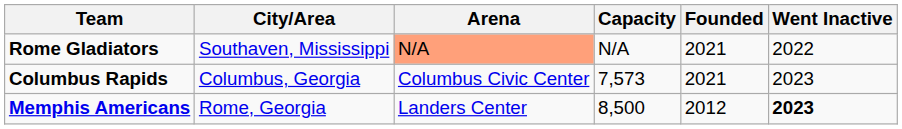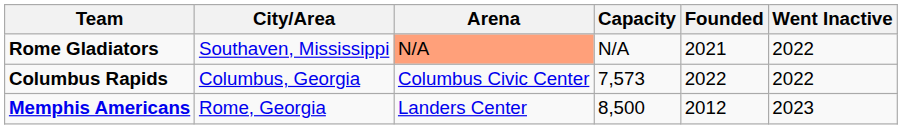(705, 78) 2021 -> (705, 78) 2022
(793, 78) 2023 -> (793, 78) 2022
(793, 108) bold -> (793, 108) normal
